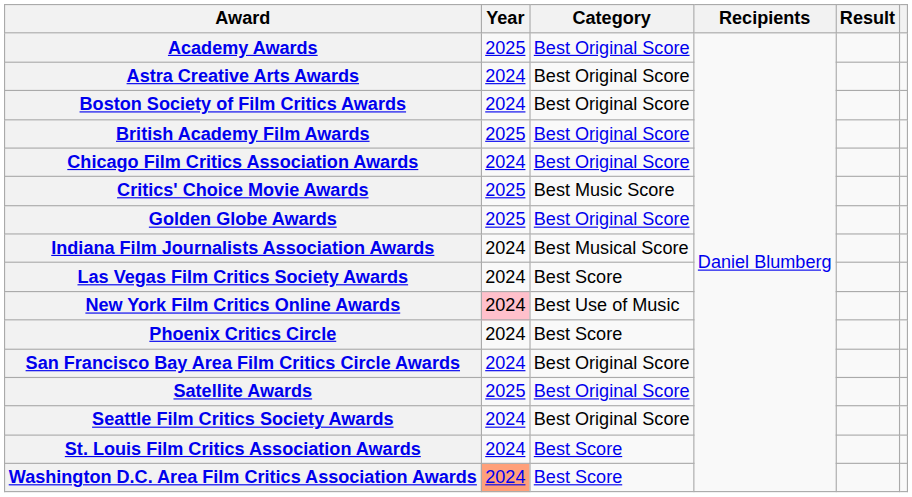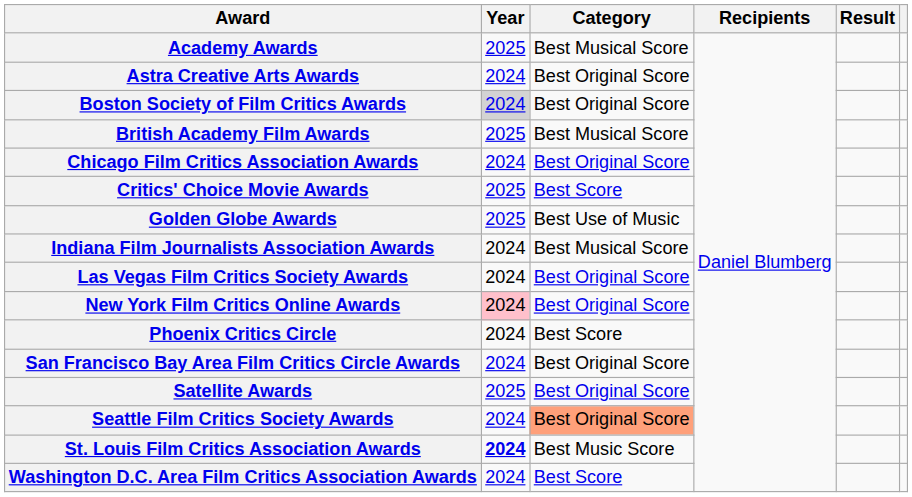(612, 47) Best Original Score -> (611, 47) Best Musical Score
(505, 104) no background -> (505, 104) lightgrey background
(612, 133) Best Original Score -> (611, 133) Best Musical Score
(604, 190) Best Music Score -> (578, 190) Best Score
(612, 219) Best Original Score -> (607, 219) Best Use of Music
(578, 276) Best Score -> (612, 276) Best Original Score
(607, 305) Best Use of Music -> (612, 305) Best Original Score
(612, 420) no background -> (612, 420) lightsalmon background
(505, 448) normal -> (505, 448) bold
(578, 448) Best Score -> (604, 448) Best Music Score
(505, 477) lightsalmon background -> (505, 477) no background
